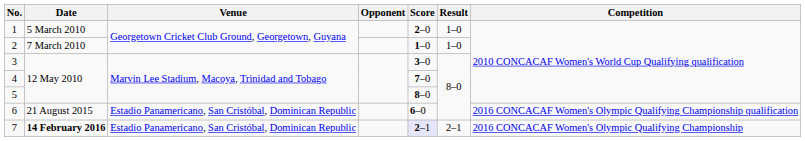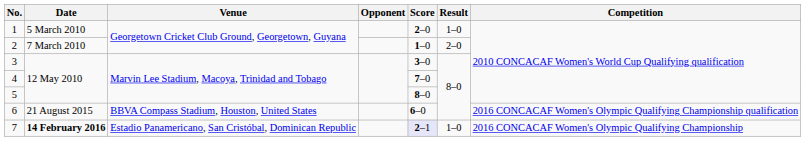(454, 45) 1–0 -> (454, 45) 2–0
(233, 111) Estadio Panamericano, San Cristóbal, Dominican Republic -> (213, 111) BBVA Compass Stadium, Houston, United States
(454, 128) 2–1 -> (454, 128) 1–0
